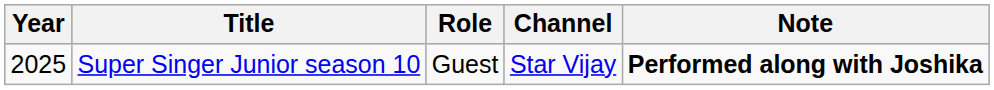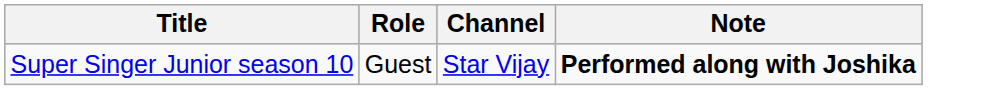- column: (38, 24)
